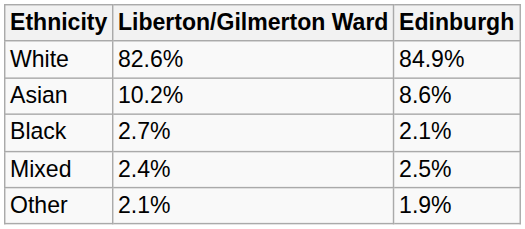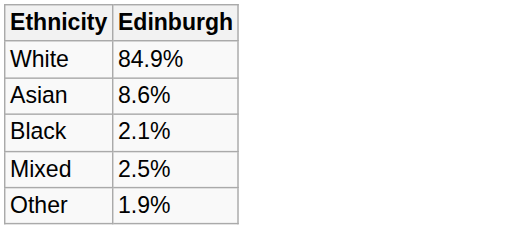- column: (253, 22)
